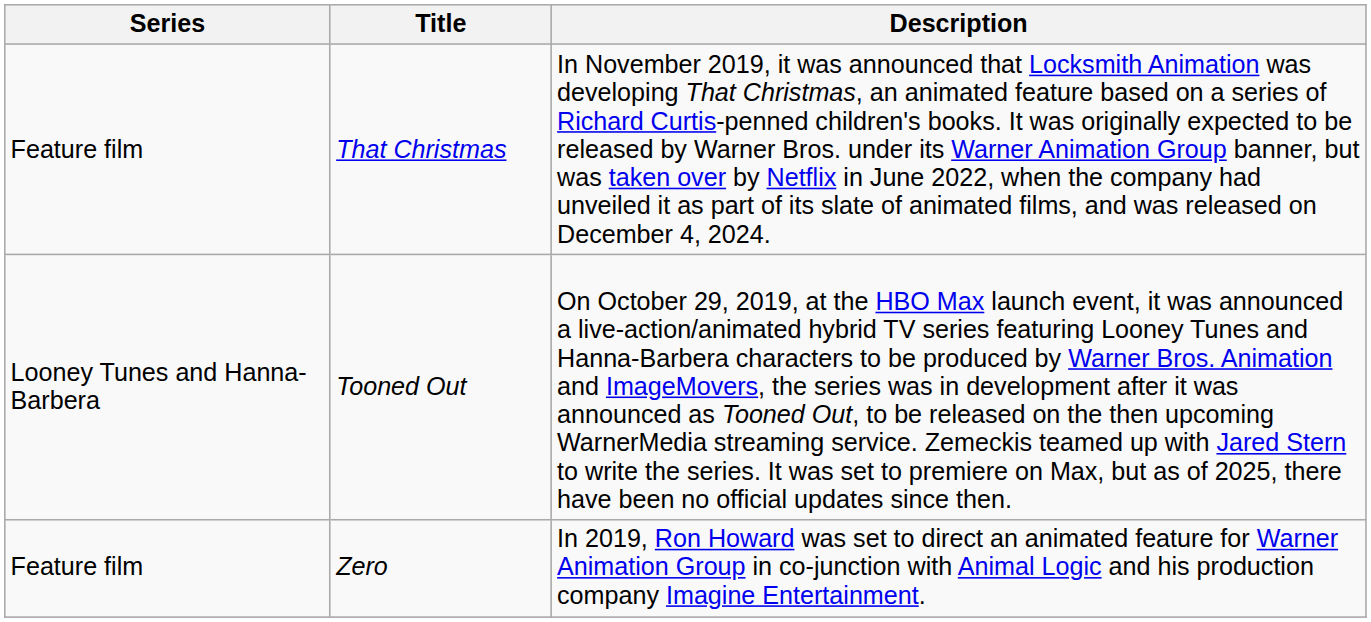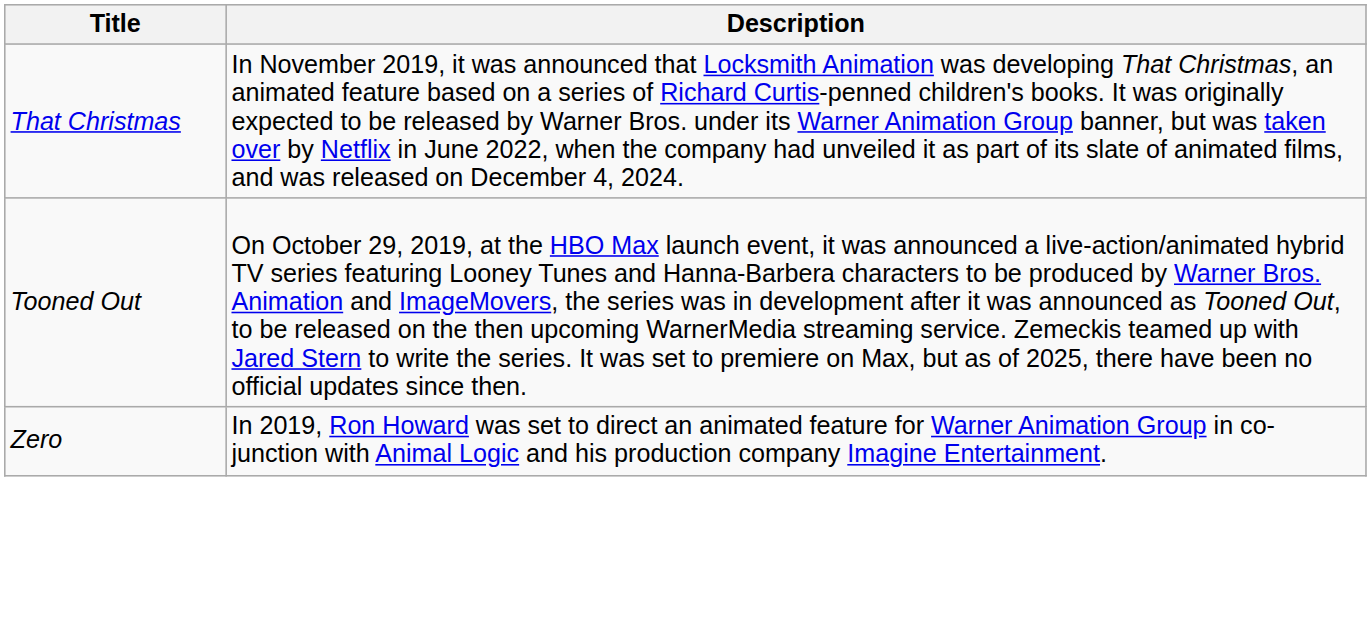- column: (168, 24)
